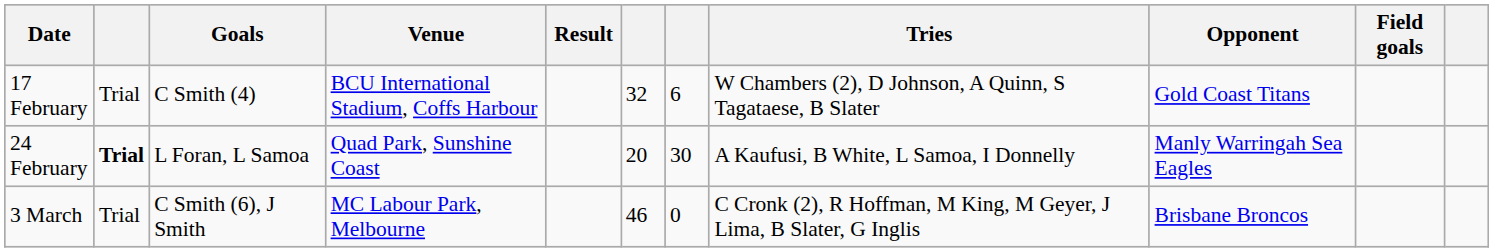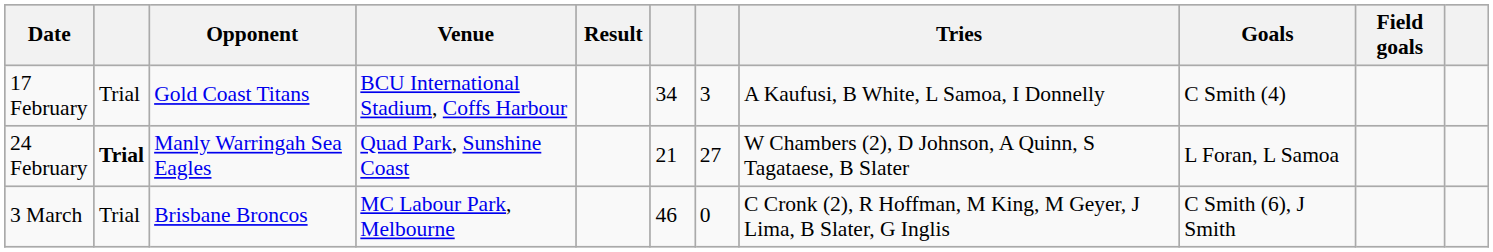columns swapped: (1253, 34) <-> (237, 34)
(637, 95) 32 -> (666, 95) 34
(675, 95) 6 -> (705, 95) 3
(890, 95) W Chambers (2), D Johnson, A Quinn, S Tagataese, B Slater -> (924, 95) A Kaufusi, B White, L Samoa, I Donnelly
(637, 155) 20 -> (666, 155) 21
(681, 155) 30 -> (711, 155) 27
(895, 155) A Kaufusi, B White, L Samoa, I Donnelly -> (919, 155) W Chambers (2), D Johnson, A Quinn, S Tagataese, B Slater
